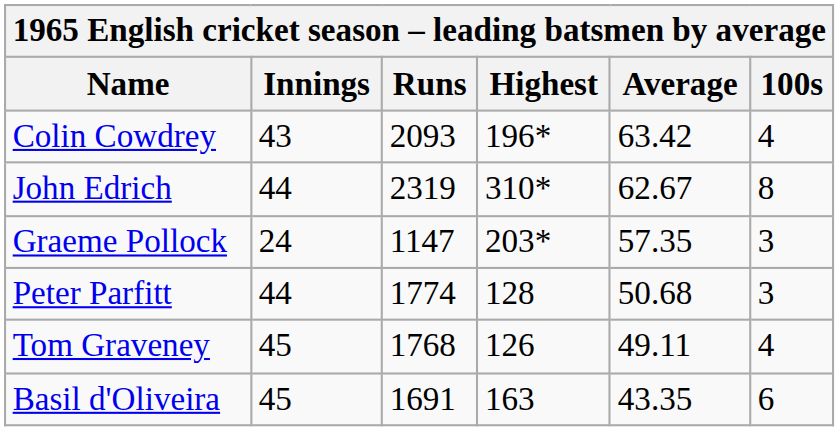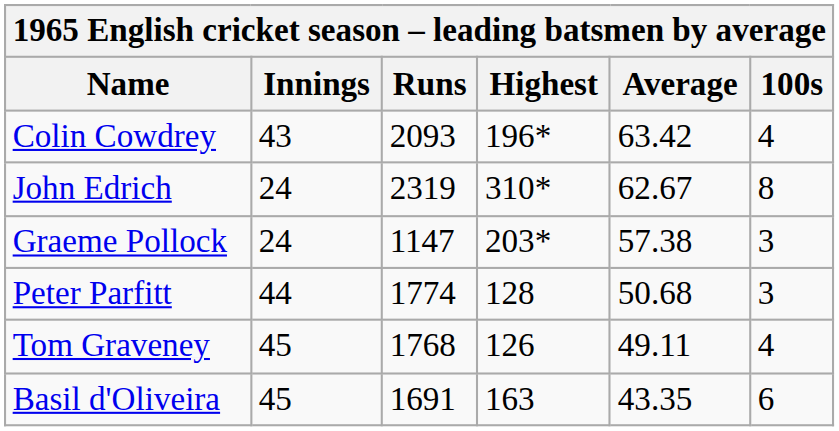(275, 188) 44 -> (275, 188) 24
(655, 240) 57.35 -> (655, 240) 57.38
